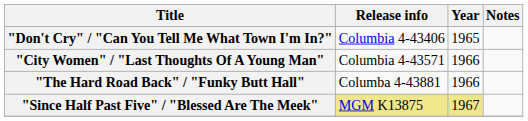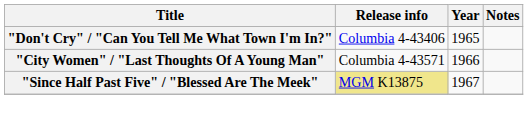- row: (170, 82)
(465, 104) khaki background -> (465, 82) no background
